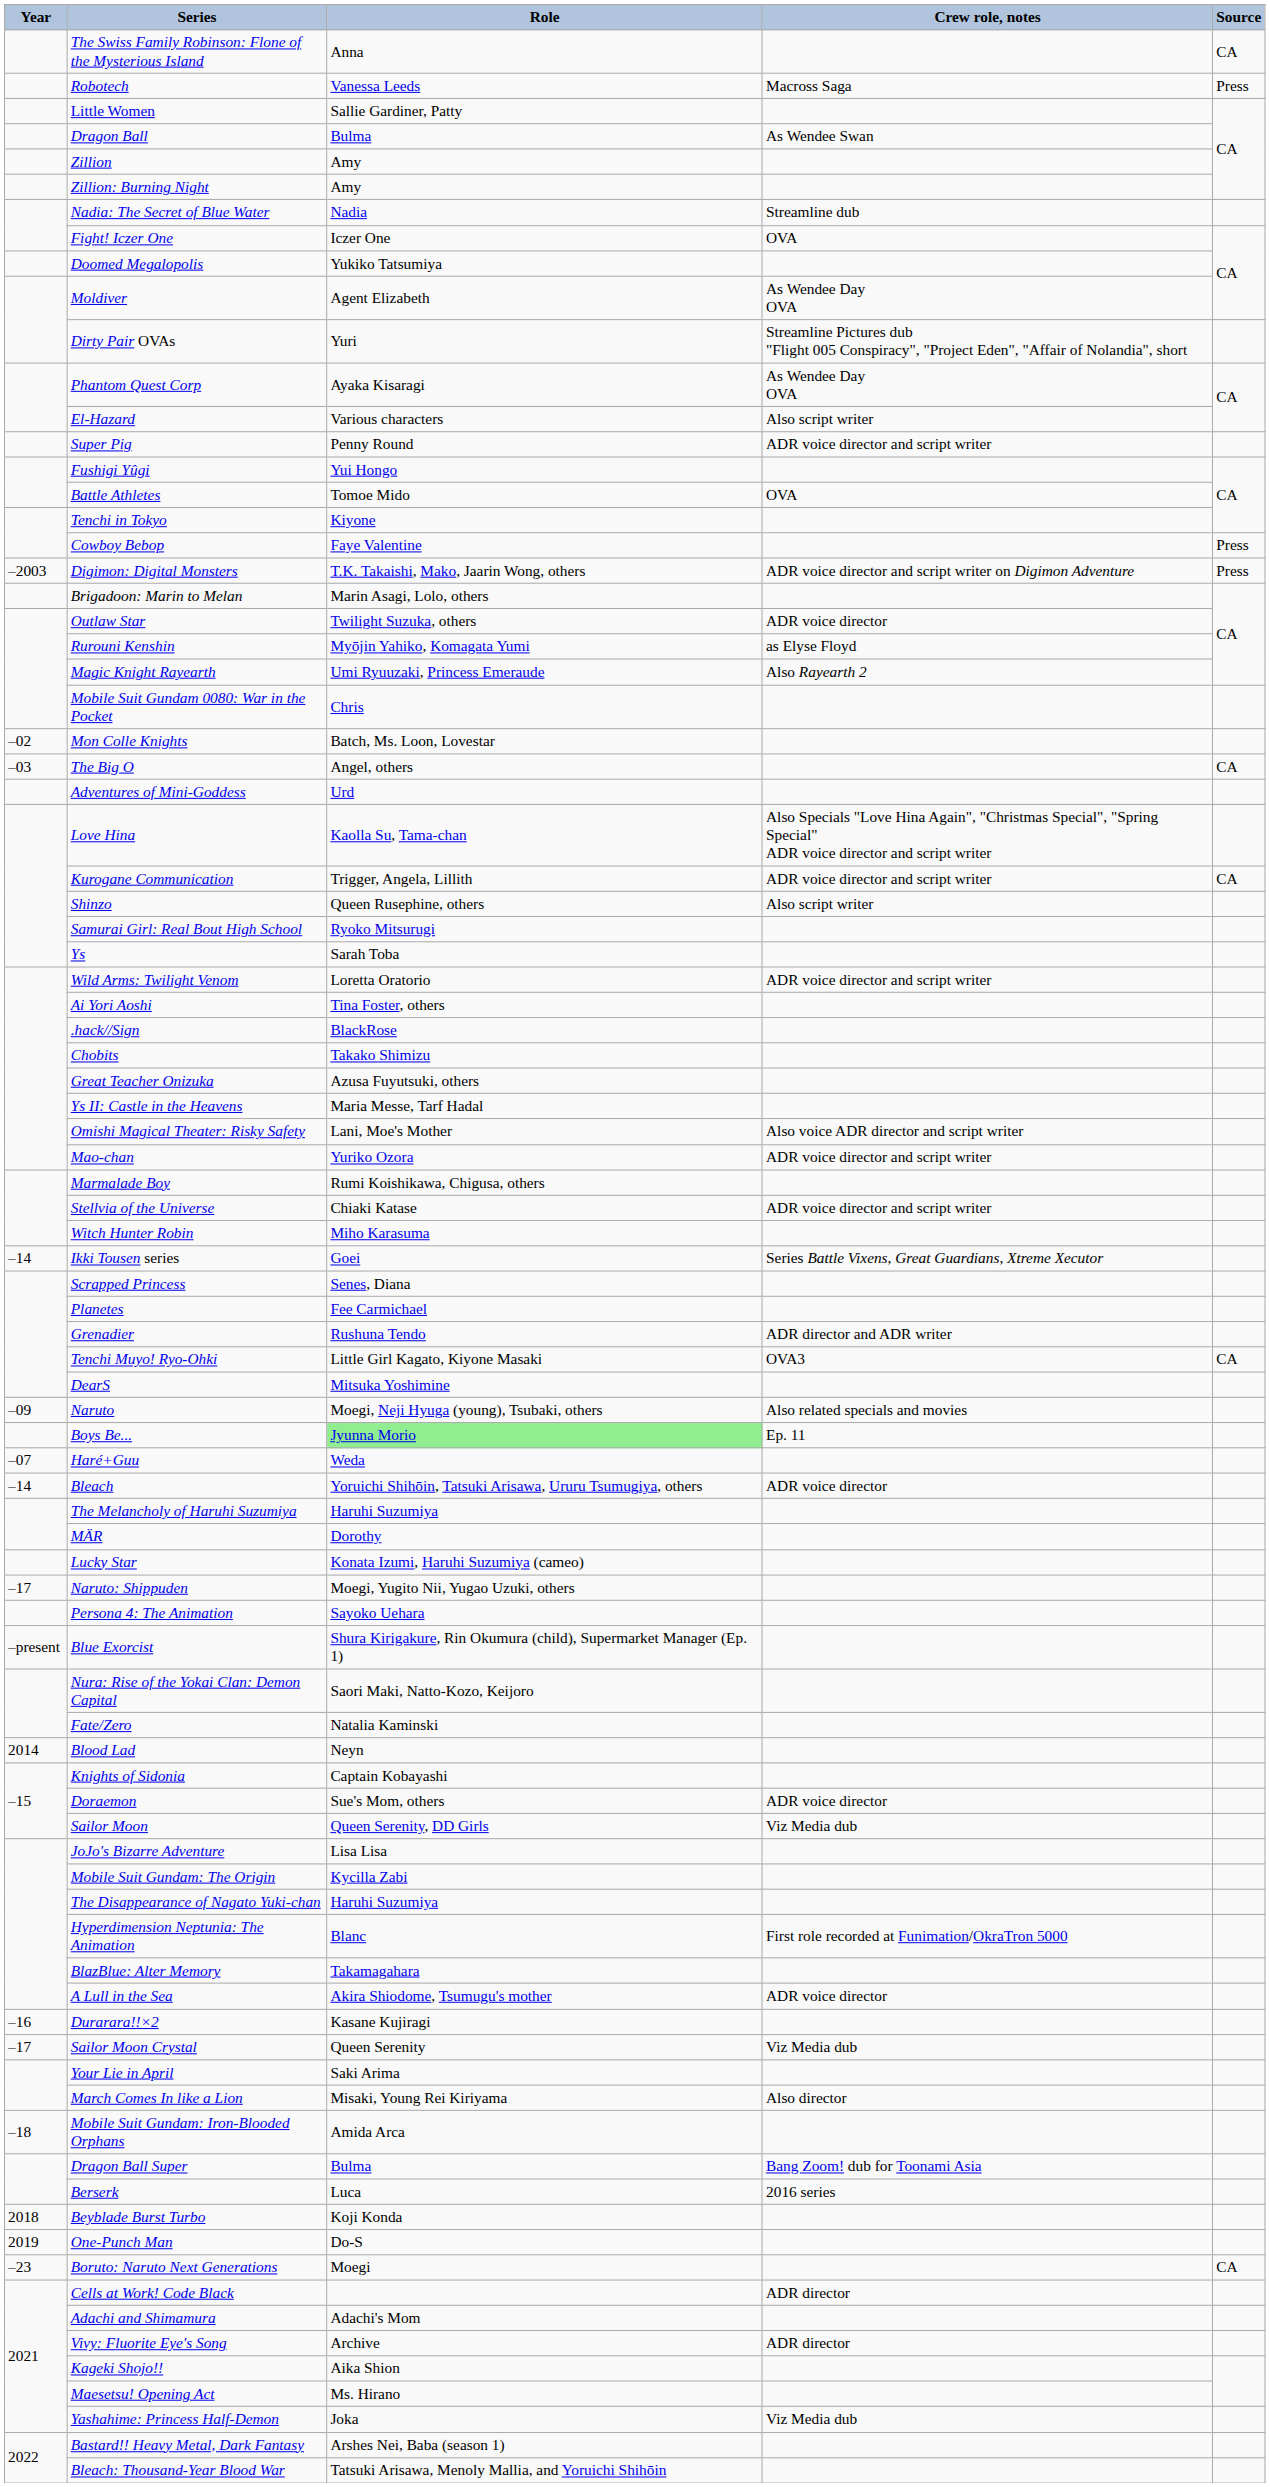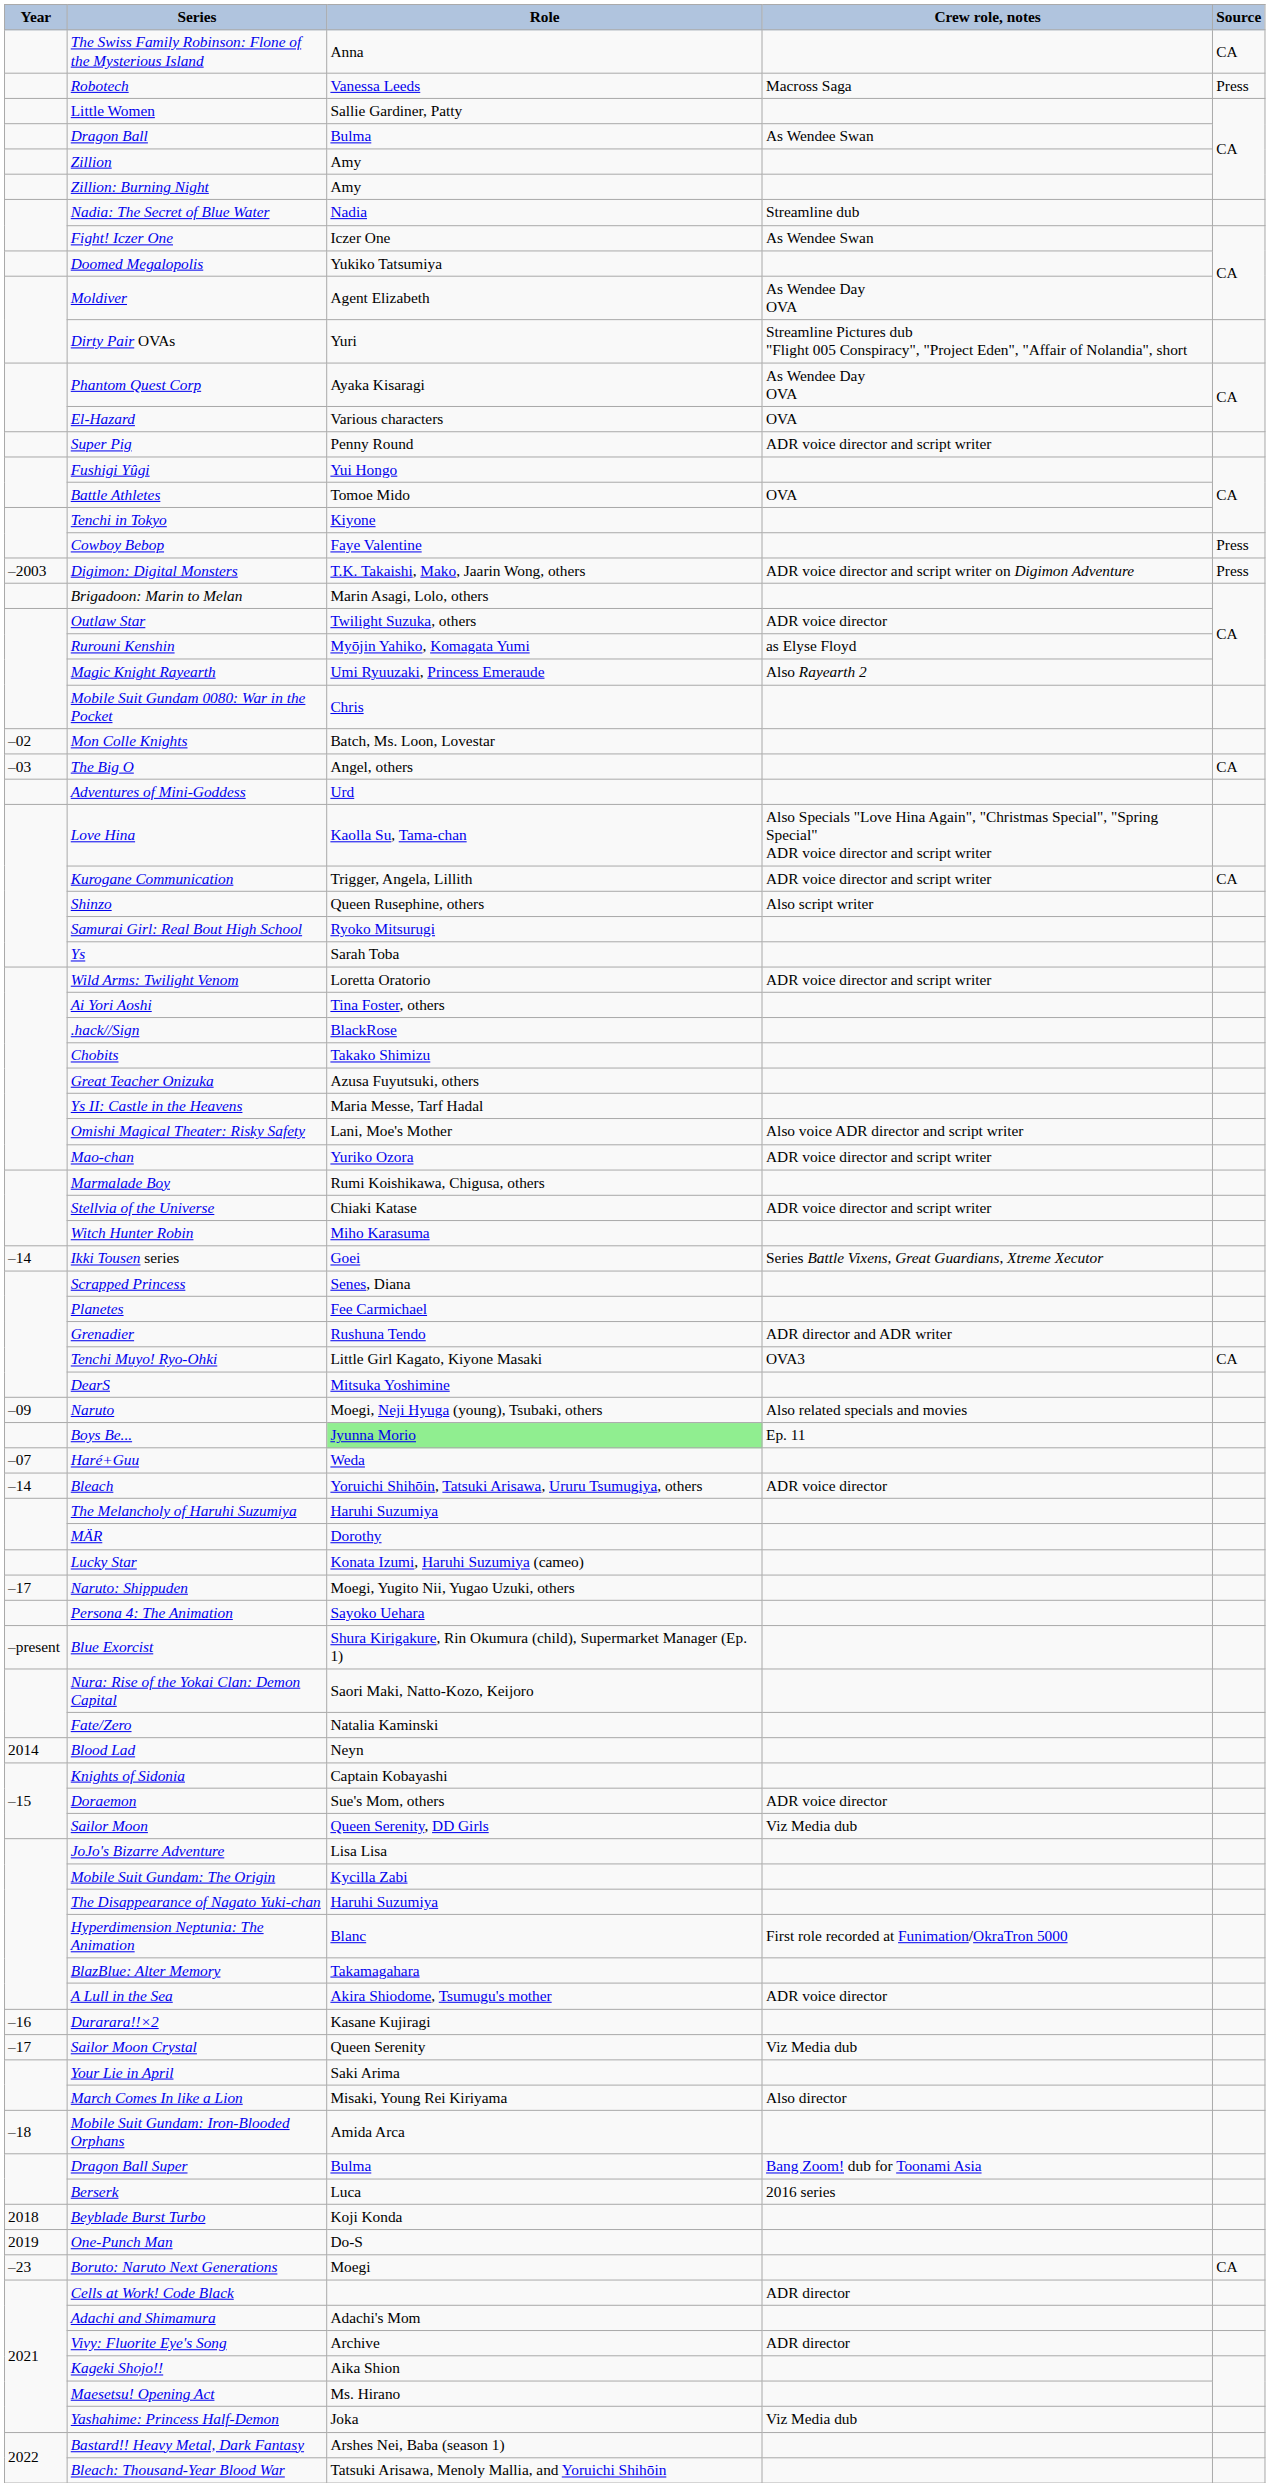(782, 238) OVA -> (820, 238) As Wendee Swan
(820, 419) Also script writer -> (782, 419) OVA
